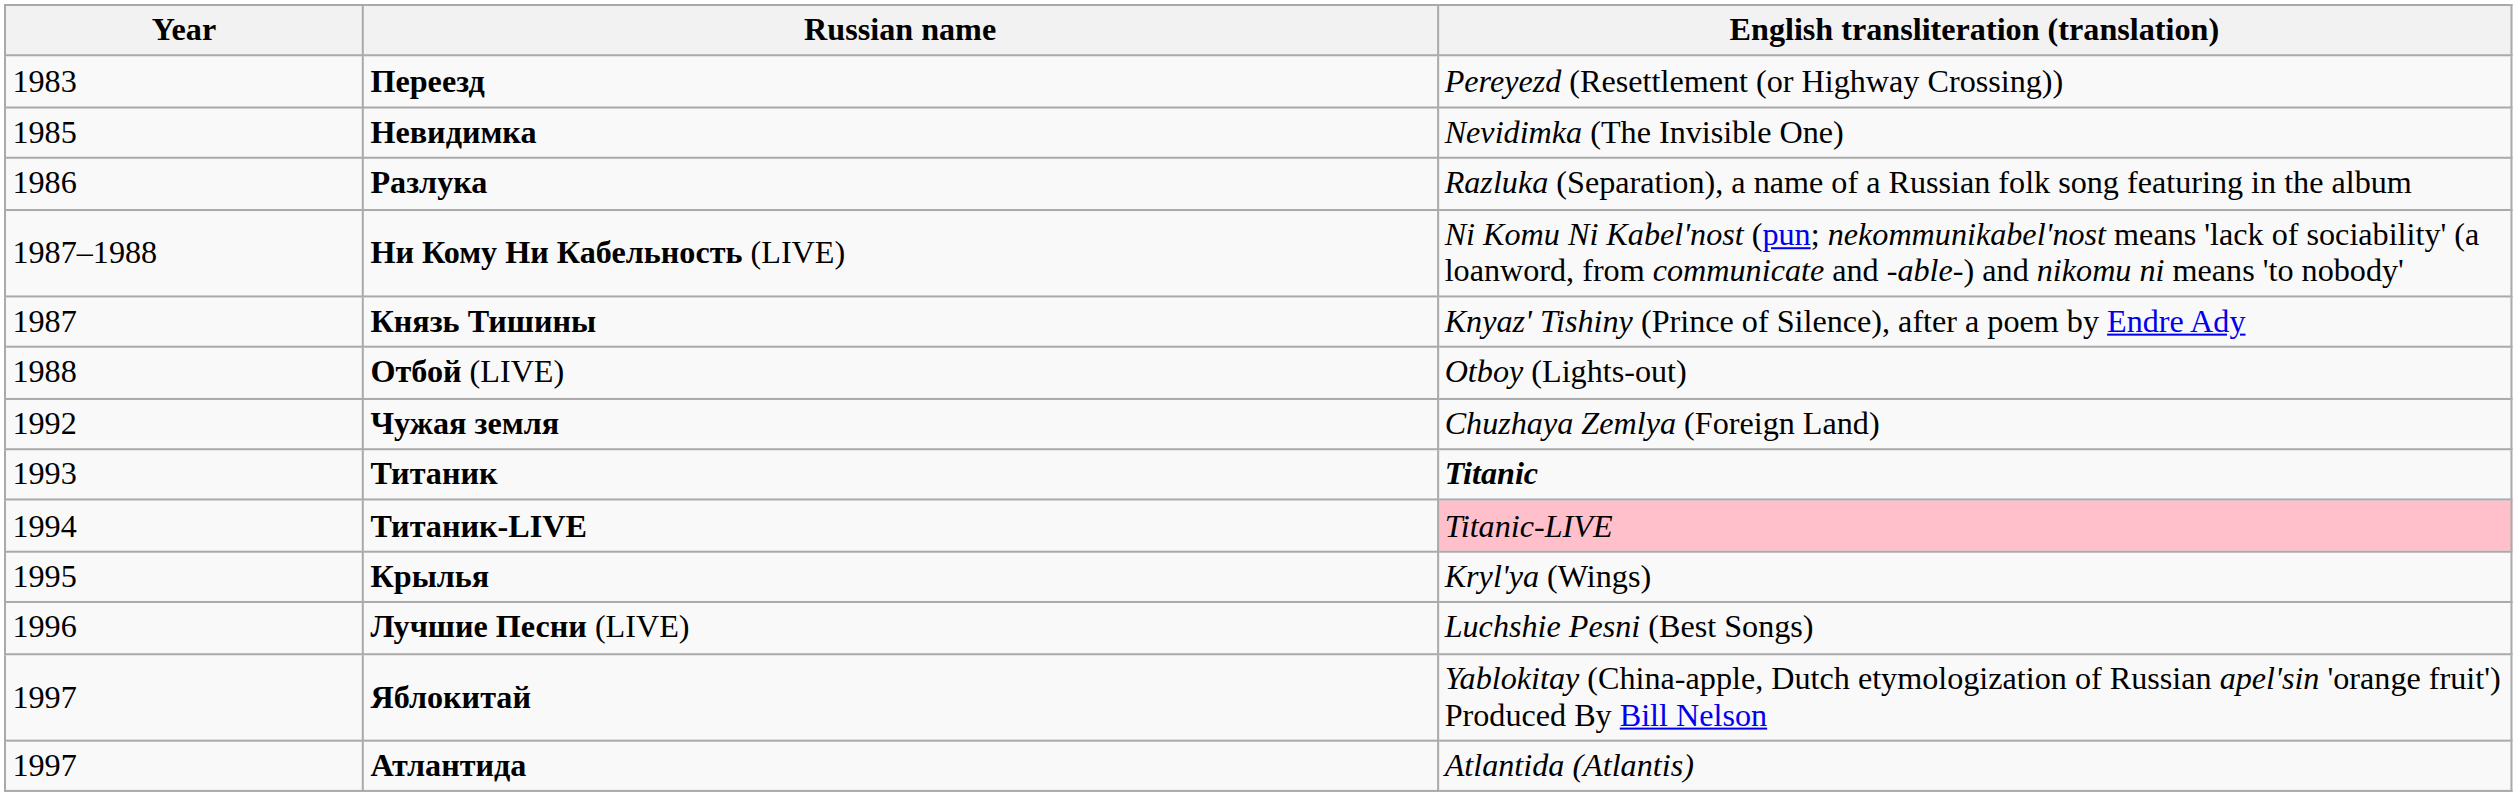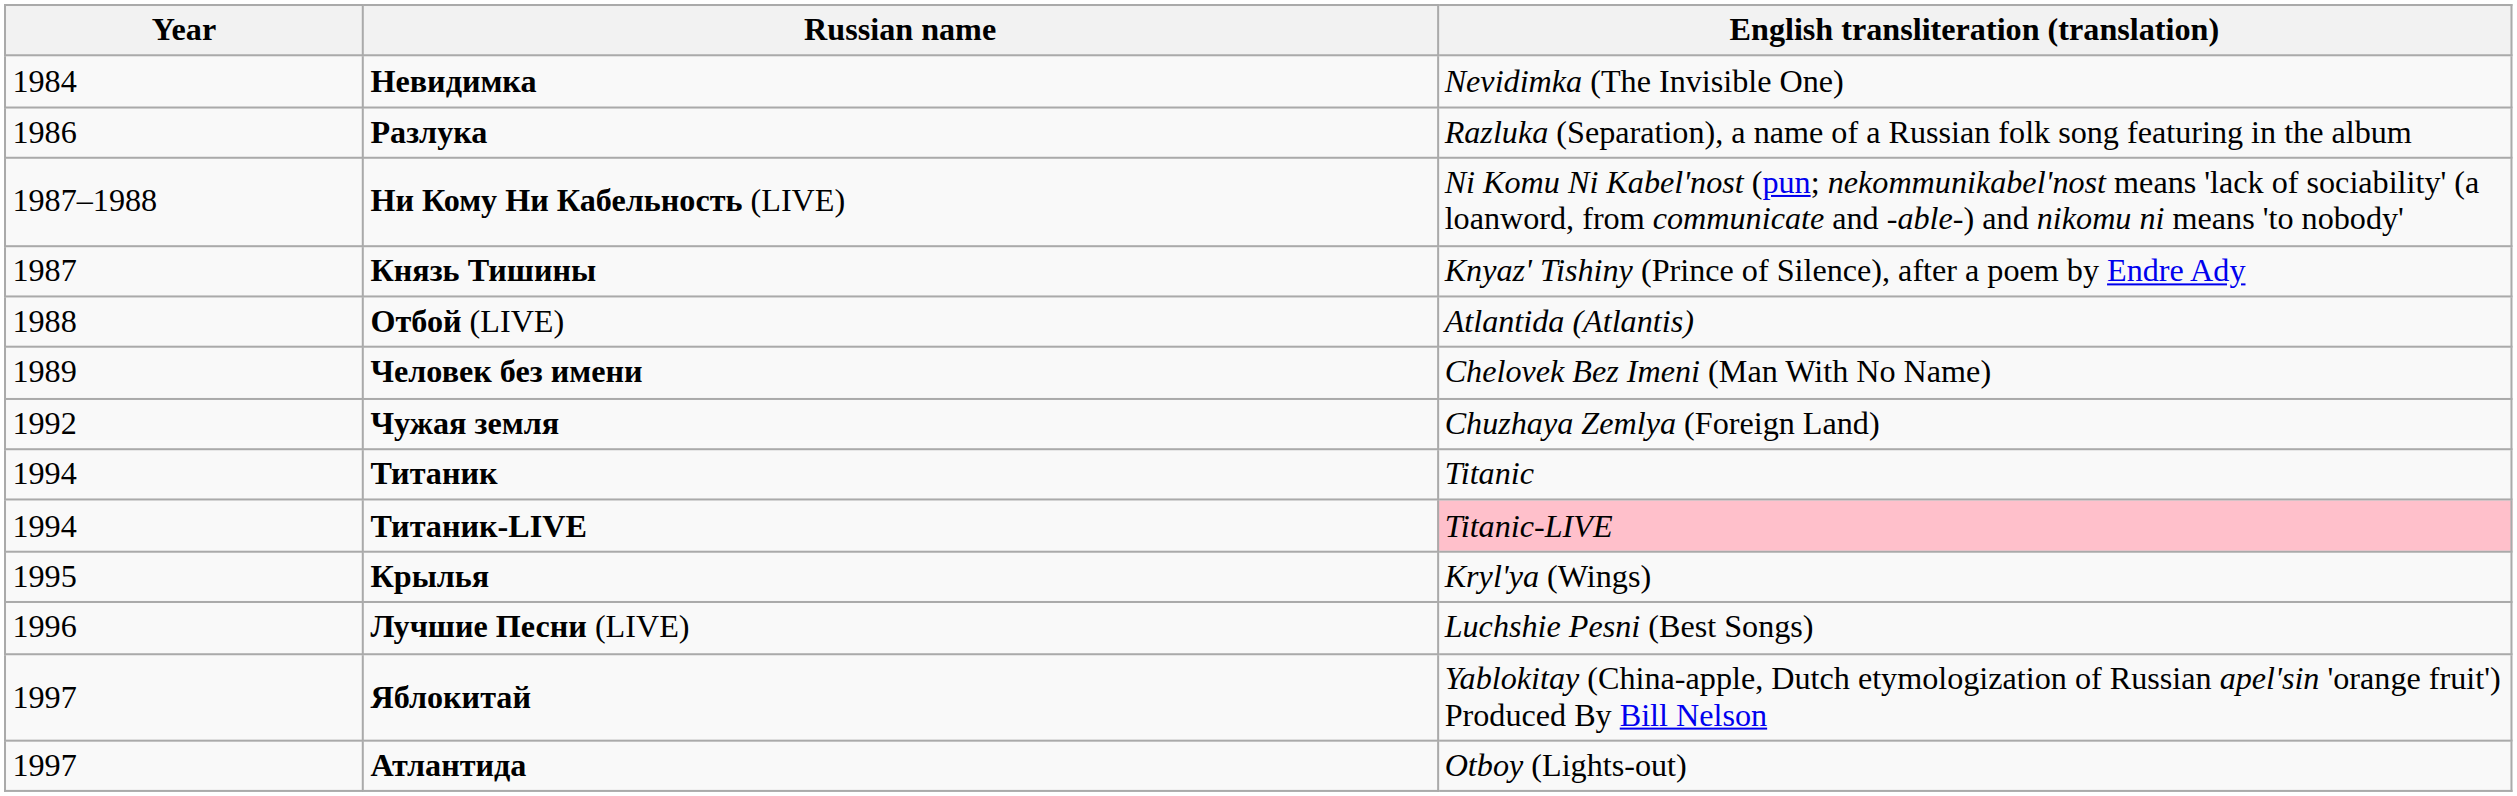- row: (428, 81)
(45, 132) 1985 -> (45, 81) 1984
(1566, 372) Otboy (Lights-out) -> (1569, 321) Atlantida (Atlantis)
+ row: (506, 372)
(45, 474) 1993 -> (45, 474) 1994
(1491, 474) bold -> (1489, 474) normal
(1569, 765) Atlantida (Atlantis) -> (1566, 765) Otboy (Lights-out)
